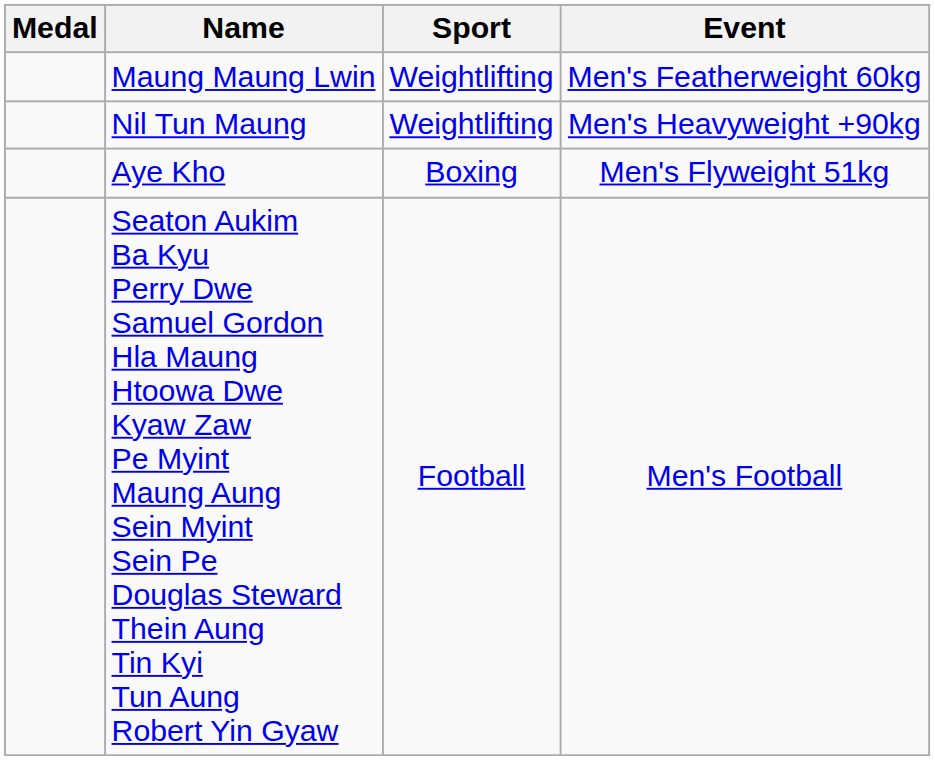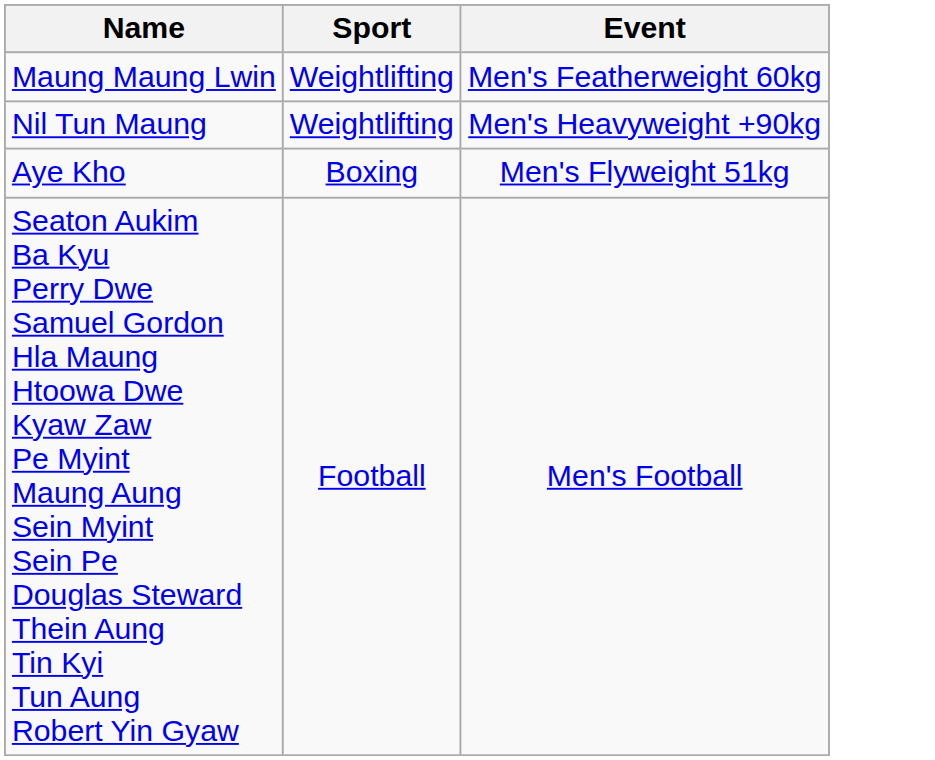- column: (55, 28)
